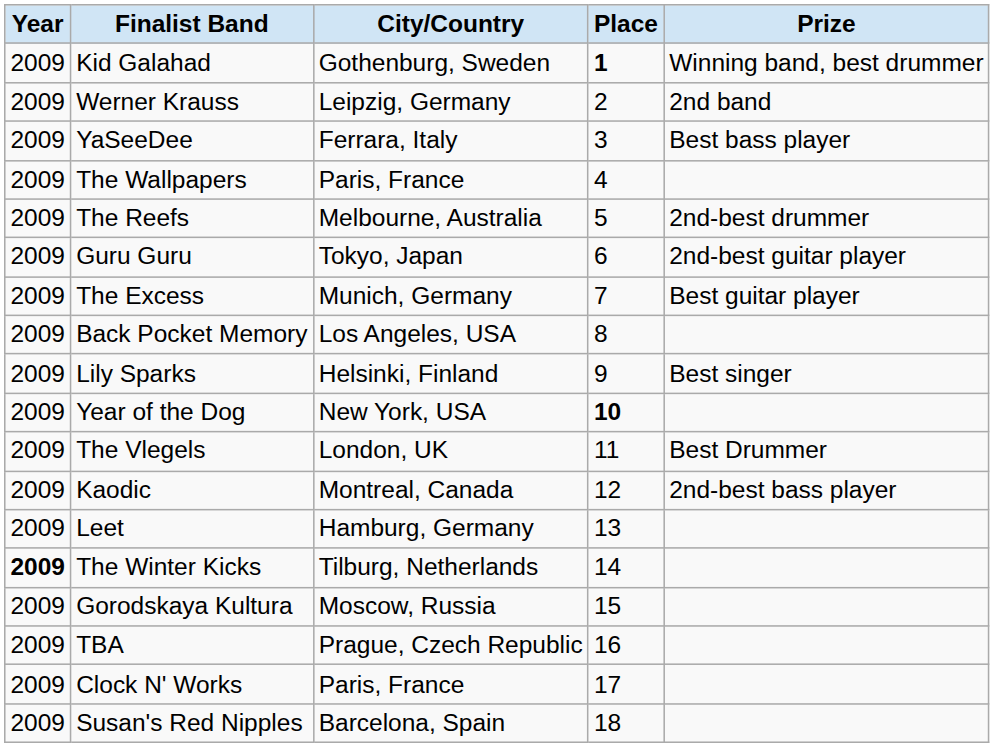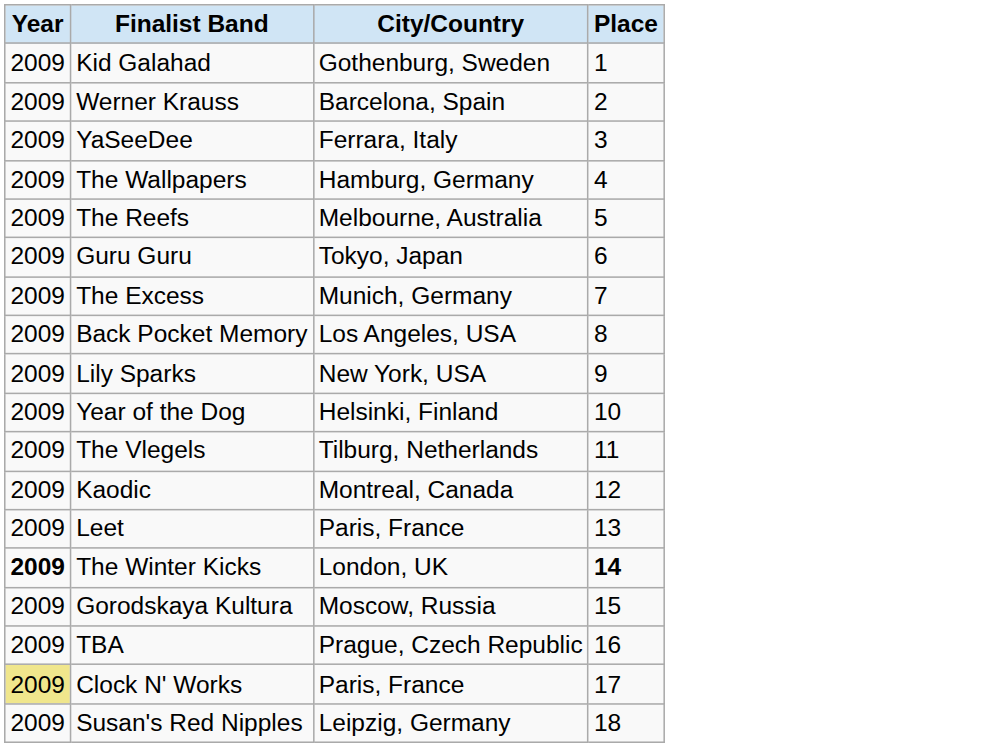- column: (826, 23)
(601, 62) bold -> (601, 62) normal
(415, 101) Leipzig, Germany -> (412, 101) Barcelona, Spain
(391, 179) Paris, France -> (426, 179) Hamburg, Germany
(409, 373) Helsinki, Finland -> (402, 373) New York, USA
(402, 412) New York, USA -> (409, 412) Helsinki, Finland
(608, 412) bold -> (608, 412) normal
(383, 450) London, UK -> (428, 450) Tilburg, Netherlands
(426, 528) Hamburg, Germany -> (391, 528) Paris, France
(428, 567) Tilburg, Netherlands -> (383, 567) London, UK
(608, 567) normal -> (608, 567) bold
(38, 683) no background -> (38, 683) khaki background
(412, 722) Barcelona, Spain -> (415, 722) Leipzig, Germany
